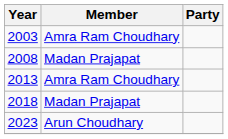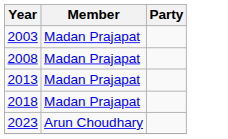(112, 36) Amra Ram Choudhary -> (92, 36) Madan Prajapat
(112, 79) Amra Ram Choudhary -> (92, 79) Madan Prajapat
